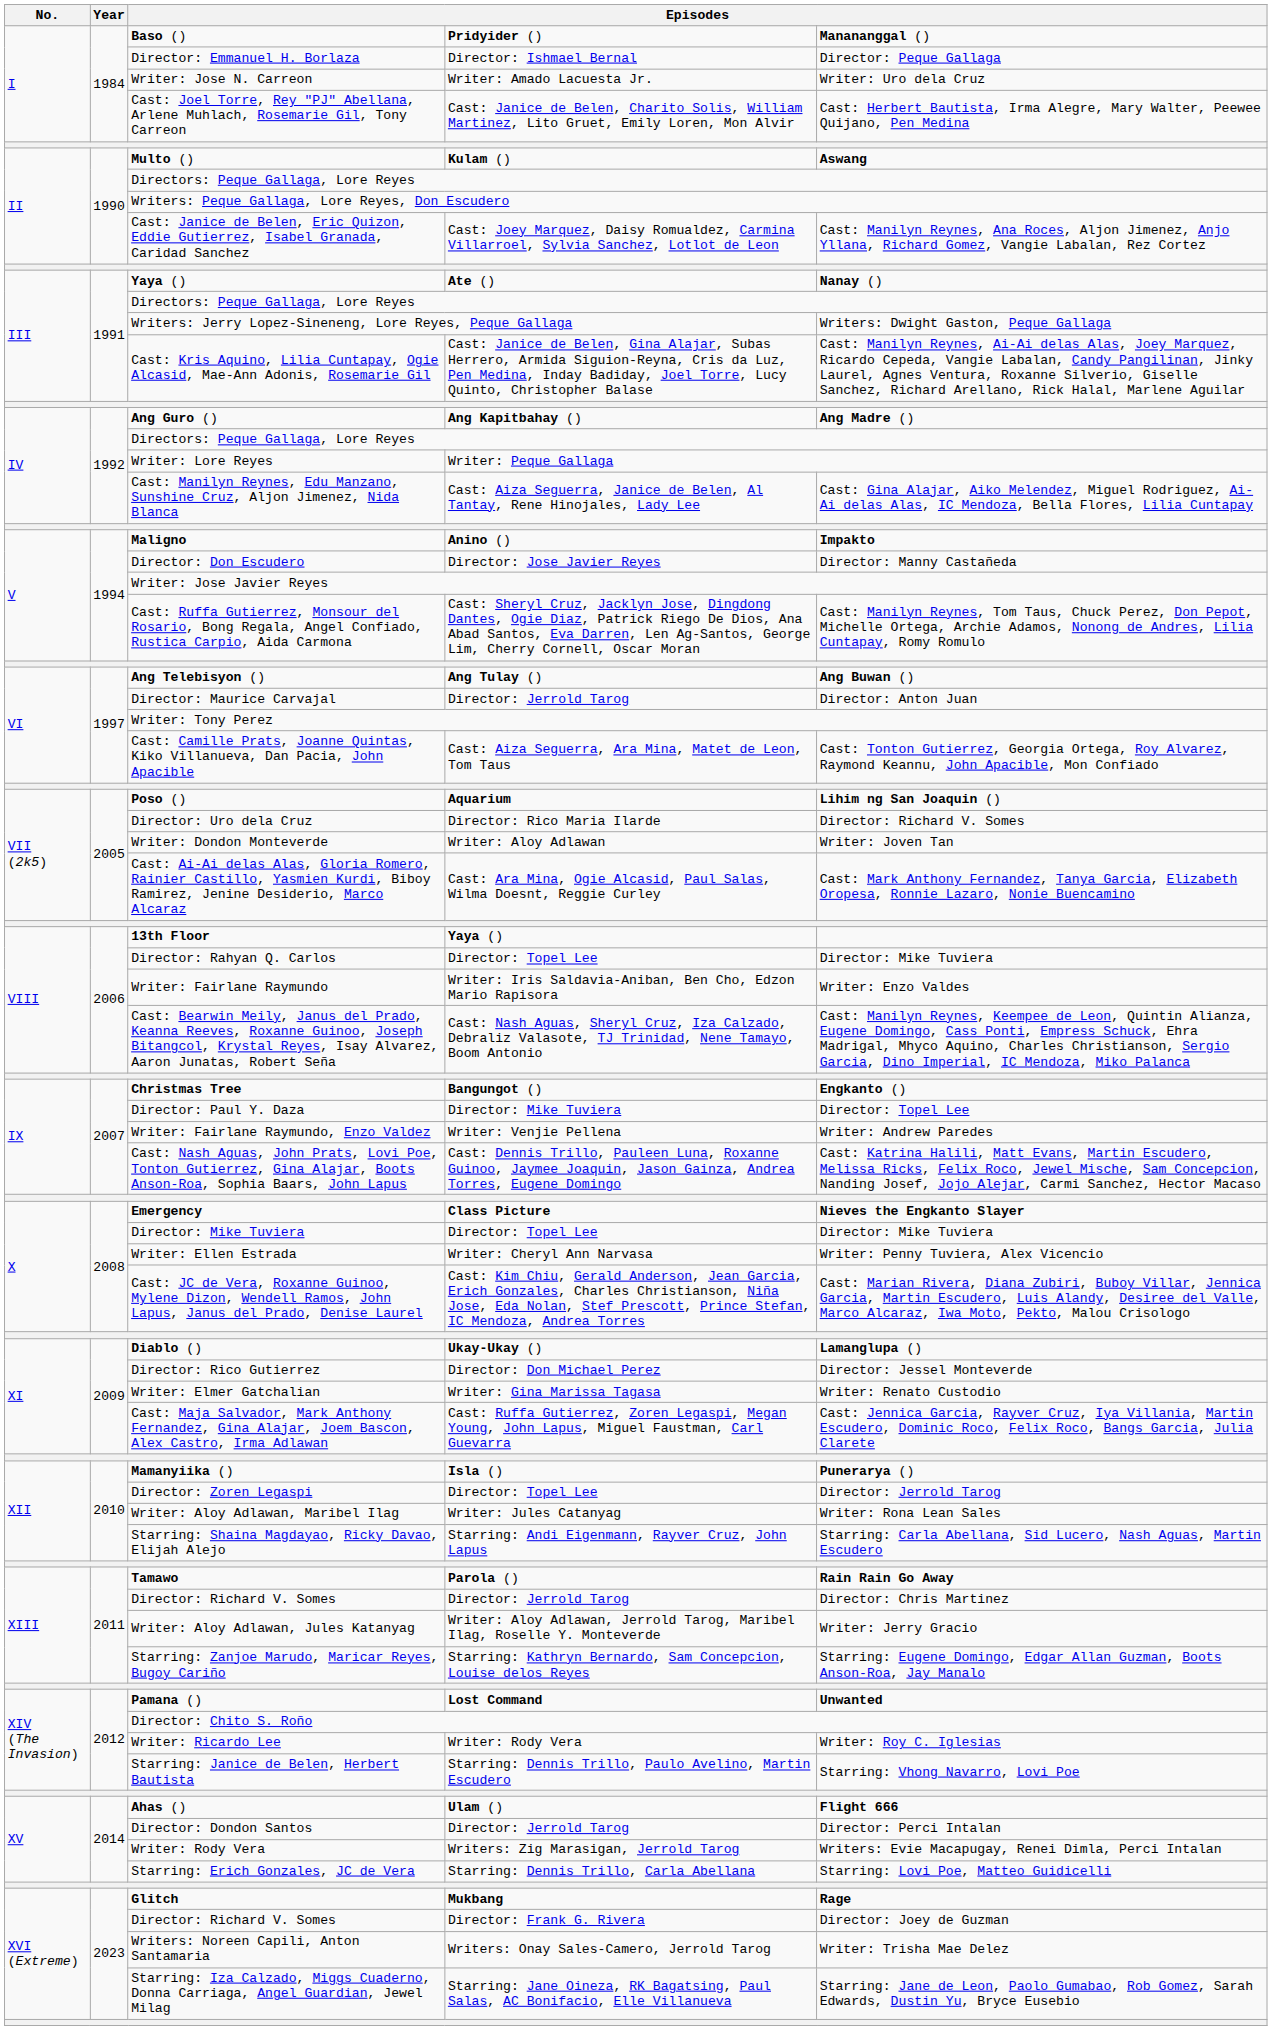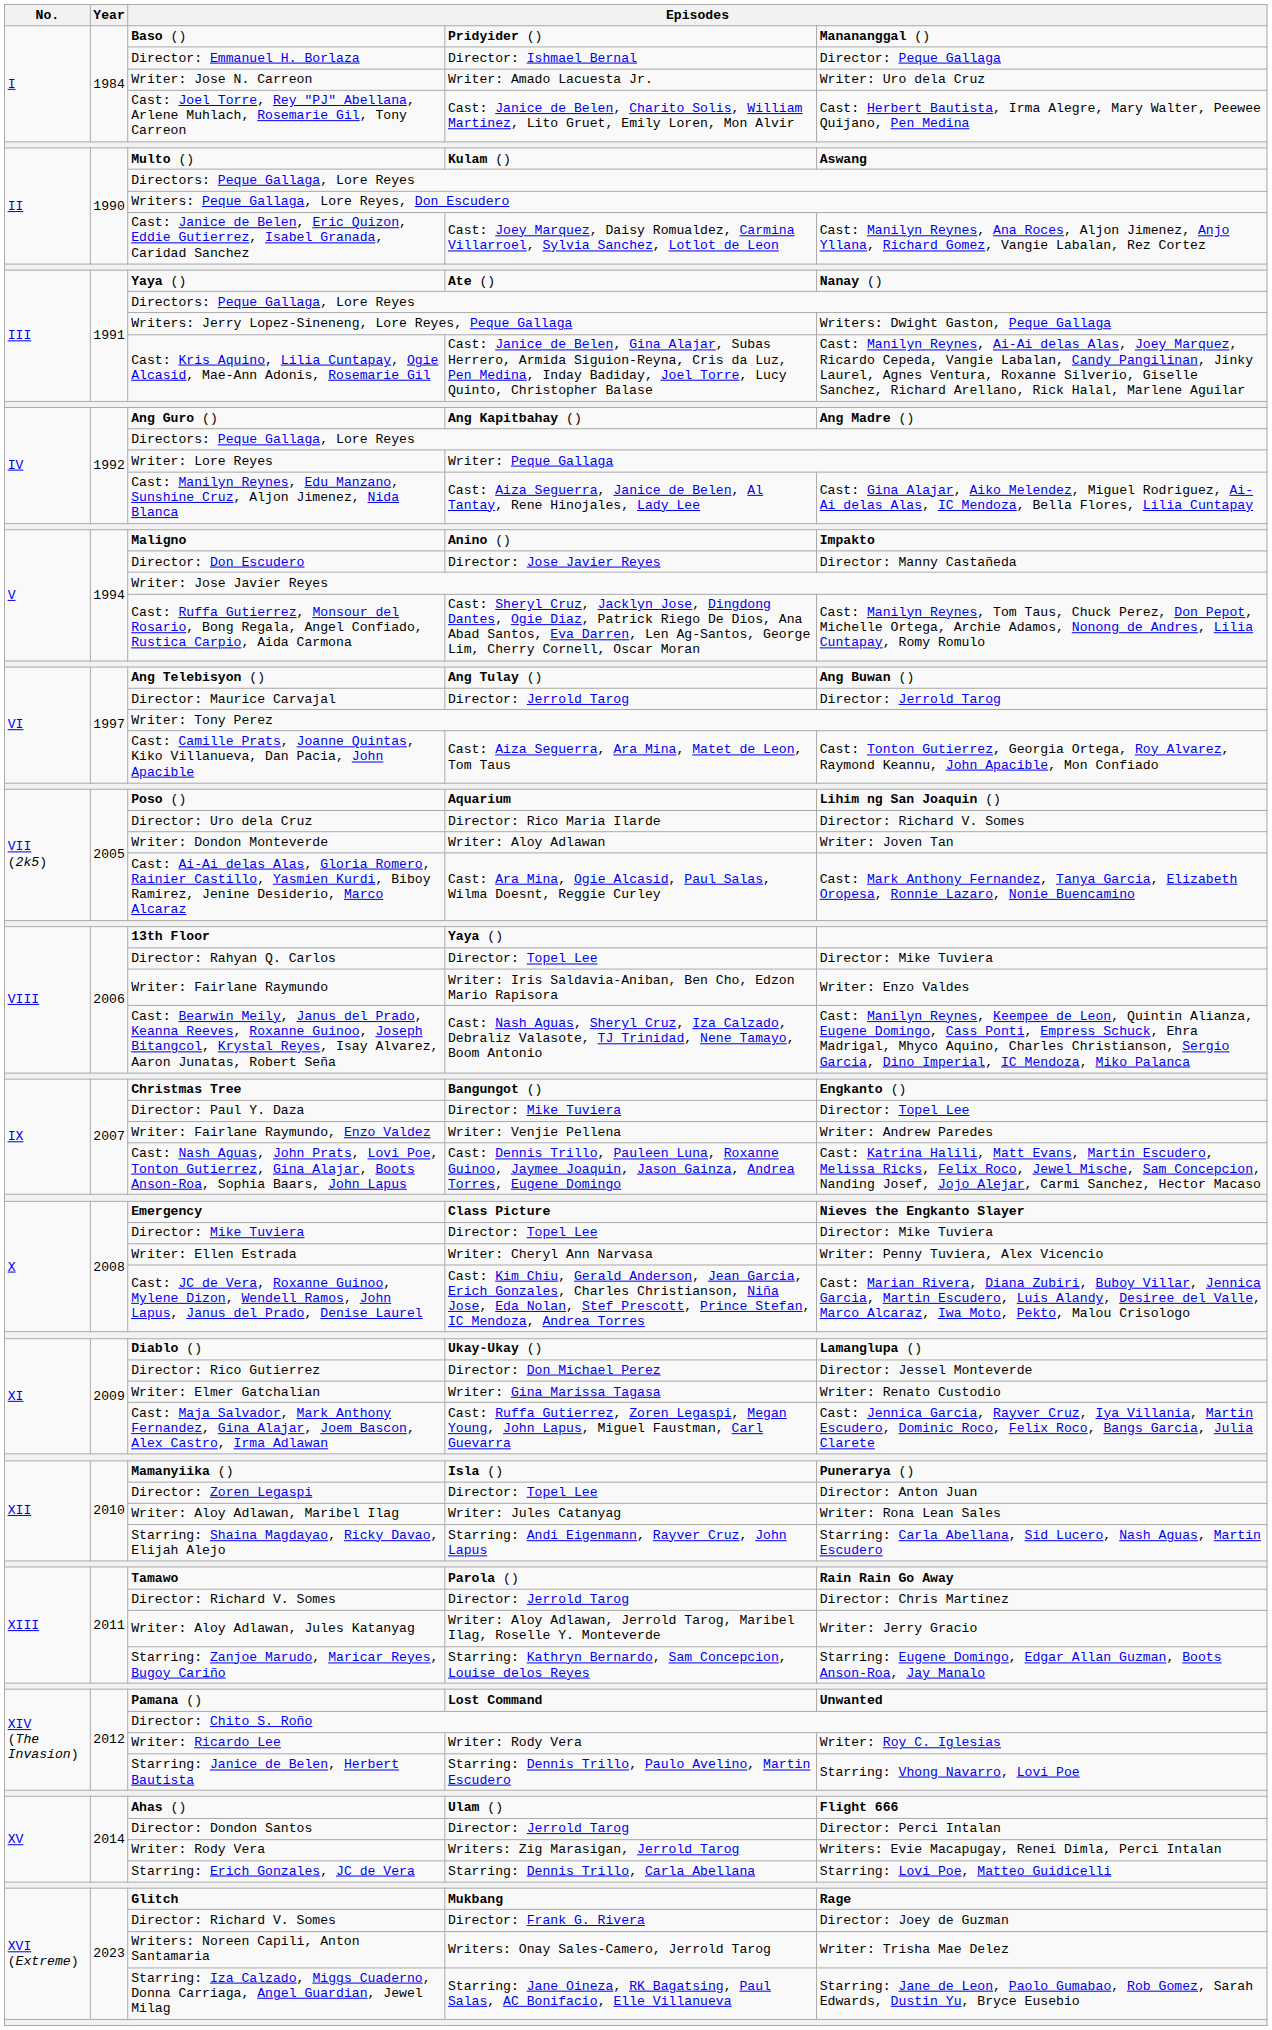(898, 699) Director: Anton Juan -> (910, 699) Director: Jerrold Tarog
(910, 1493) Director: Jerrold Tarog -> (898, 1493) Director: Anton Juan
